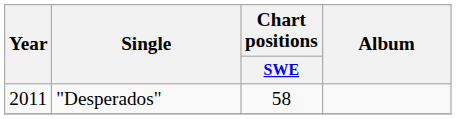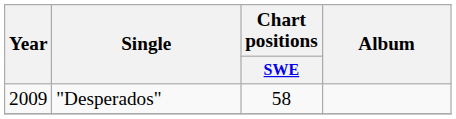(28, 98) 2011 -> (28, 98) 2009
